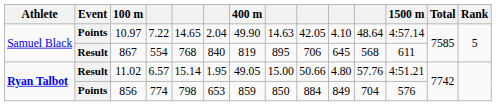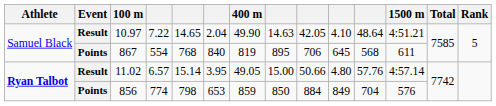(93, 33) Points -> (93, 33) Result
(407, 33) 4:57.14 -> (407, 33) 4:51.21
(93, 52) Result -> (93, 52) Points
(216, 72) 1.95 -> (216, 72) 3.95
(407, 72) 4:51.21 -> (407, 72) 4:57.14
